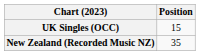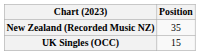rows swapped: (81, 43) <-> (81, 27)
